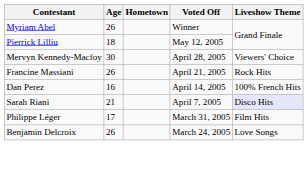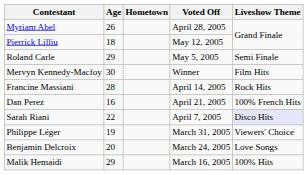(186, 27) Winner -> (199, 27) April 28, 2005
+ row: (31, 57)
(199, 57) April 28, 2005 -> (186, 72) Winner
(264, 57) Viewers' Choice -> (252, 72) Film Hits
(111, 72) 26 -> (111, 87) 28
(199, 72) April 21, 2005 -> (199, 87) April 14, 2005
(199, 87) April 14, 2005 -> (199, 102) April 21, 2005
(111, 102) 21 -> (111, 117) 22
(111, 117) 17 -> (111, 132) 19
(252, 117) Film Hits -> (264, 132) Viewers' Choice
(111, 132) 26 -> (111, 147) 20
+ row: (34, 162)
